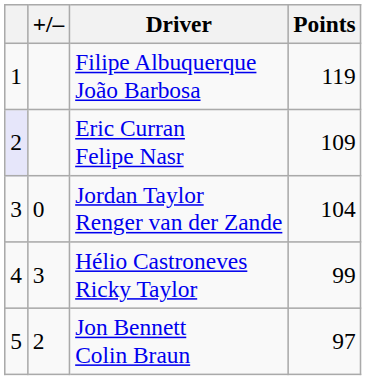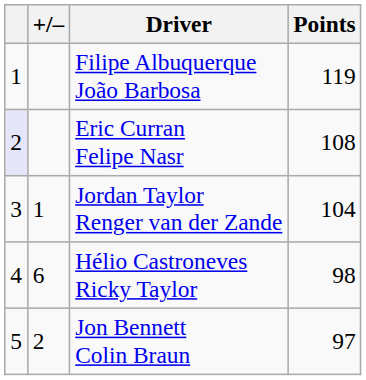(338, 142) 109 -> (338, 142) 108
(39, 209) 0 -> (39, 209) 1
(39, 275) 3 -> (39, 275) 6
(344, 275) 99 -> (344, 275) 98
